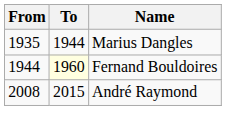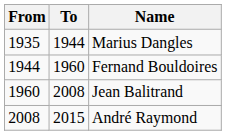(69, 67) lightyellow background -> (69, 67) no background
+ row: (137, 92)
